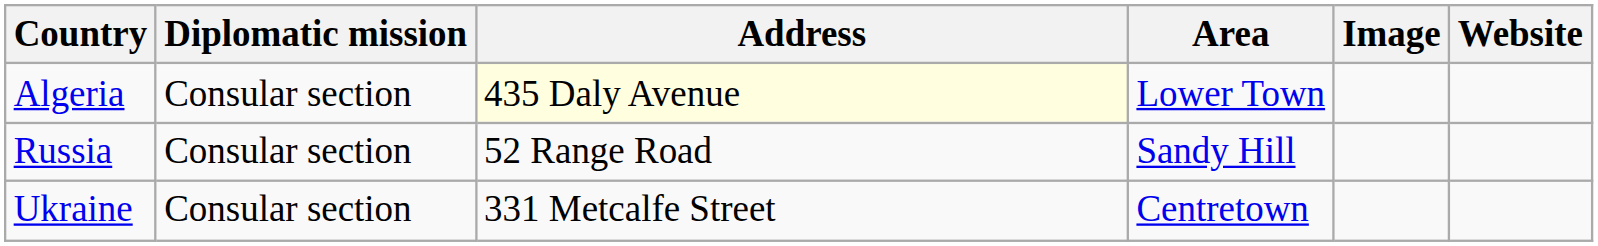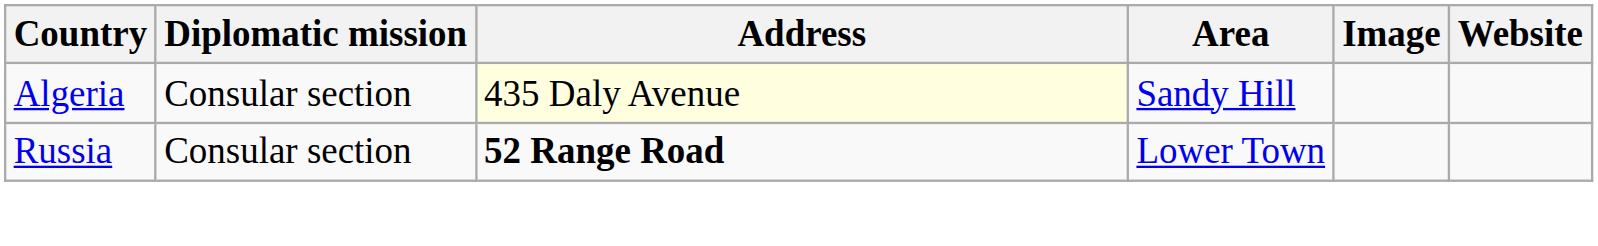(1231, 92) Lower Town -> (1216, 92) Sandy Hill
(598, 151) normal -> (604, 151) bold
(1216, 151) Sandy Hill -> (1231, 151) Lower Town
- row: (73, 209)
